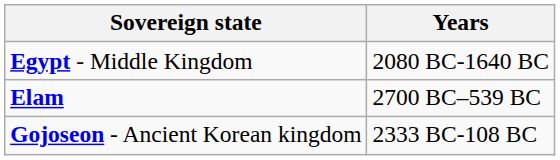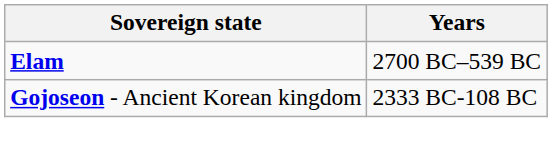- row: (131, 60)
